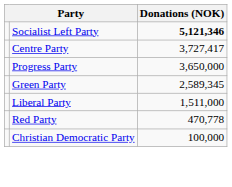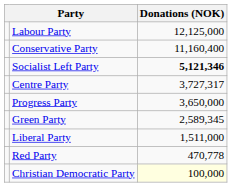+ row: (41, 31)
+ row: (55, 48)
(202, 48) 3,727,417 -> (202, 84) 3,727,317
(206, 137) no background -> (206, 173) lightyellow background
